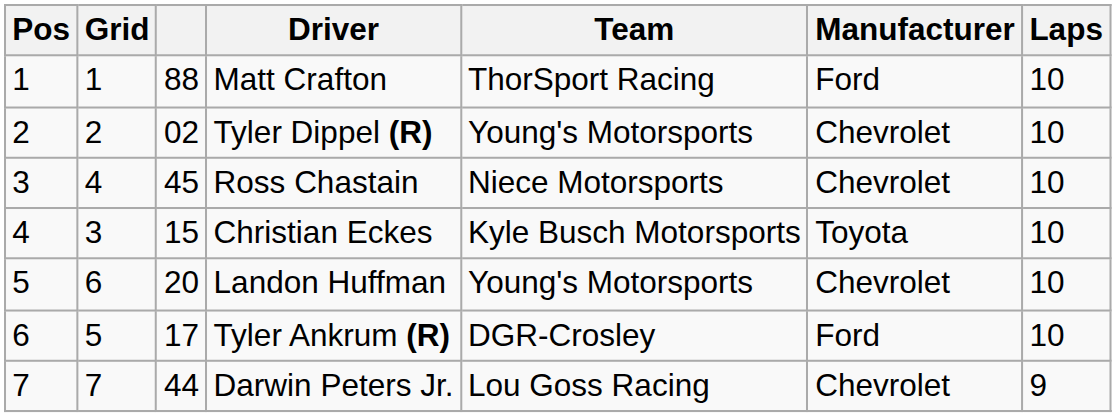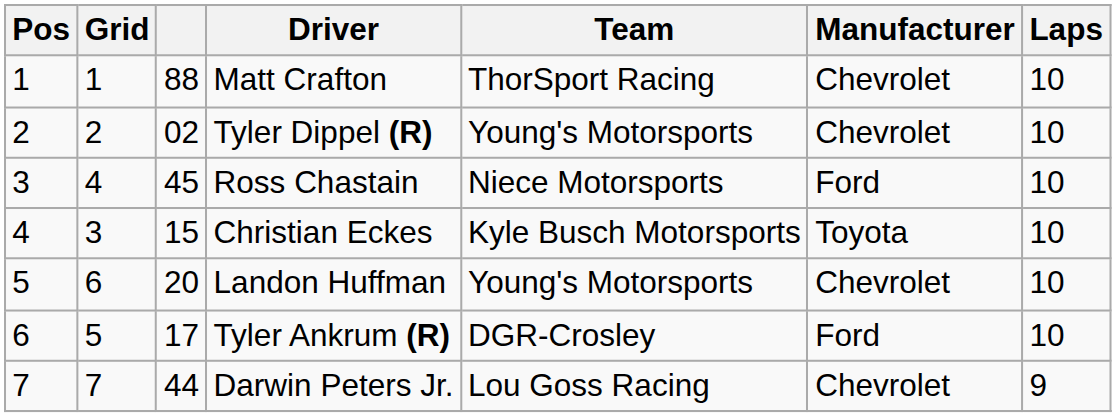(848, 80) Ford -> (883, 80) Chevrolet
(883, 181) Chevrolet -> (848, 181) Ford
